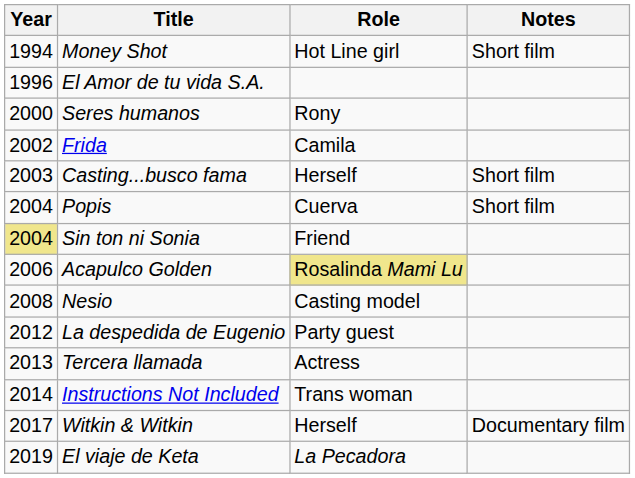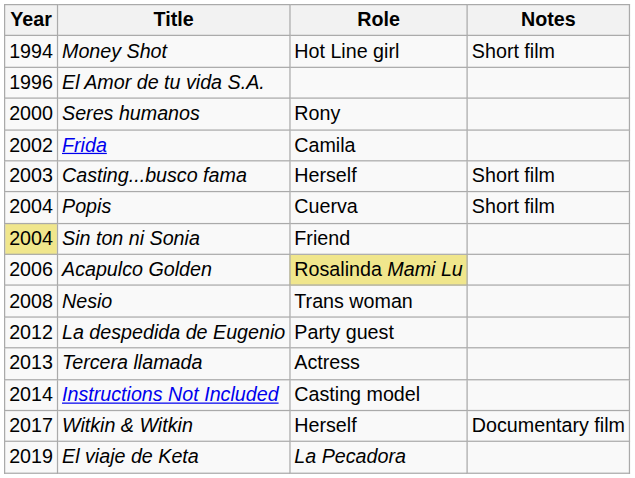(357, 301) Casting model -> (354, 301) Trans woman
(354, 394) Trans woman -> (357, 394) Casting model
